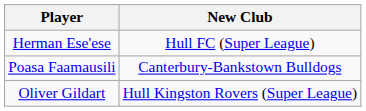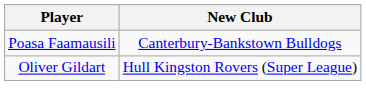- row: (62, 43)
